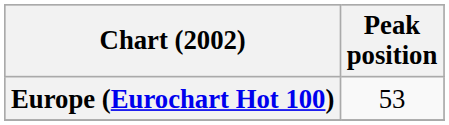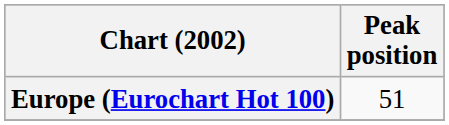(392, 98) 53 -> (392, 98) 51
